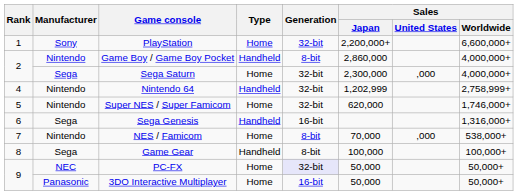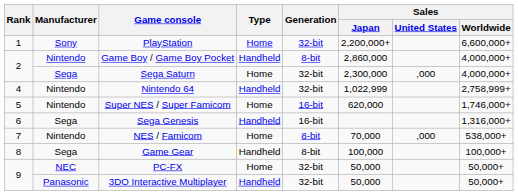(366, 89) 1,202,999 -> (366, 89) 1,022,999
(311, 105) 32-bit -> (311, 105) 16-bit
(311, 167) lavender background -> (311, 167) no background
(260, 182) Home -> (260, 182) Handheld
(311, 182) 16-bit -> (311, 182) 32-bit
